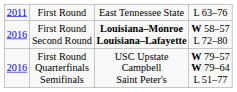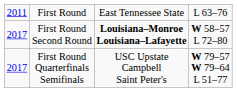(17, 34) 2016 -> (17, 34) 2017
(17, 68) 2016 -> (17, 68) 2017
